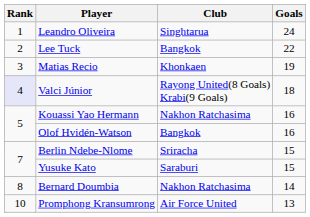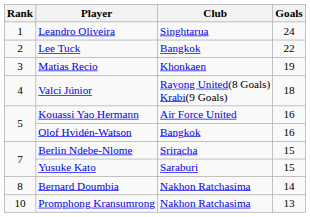(20, 90) lavender background -> (20, 90) no background
(205, 114) Nakhon Ratchasima -> (198, 114) Air Force United
(198, 203) Air Force United -> (205, 203) Nakhon Ratchasima
